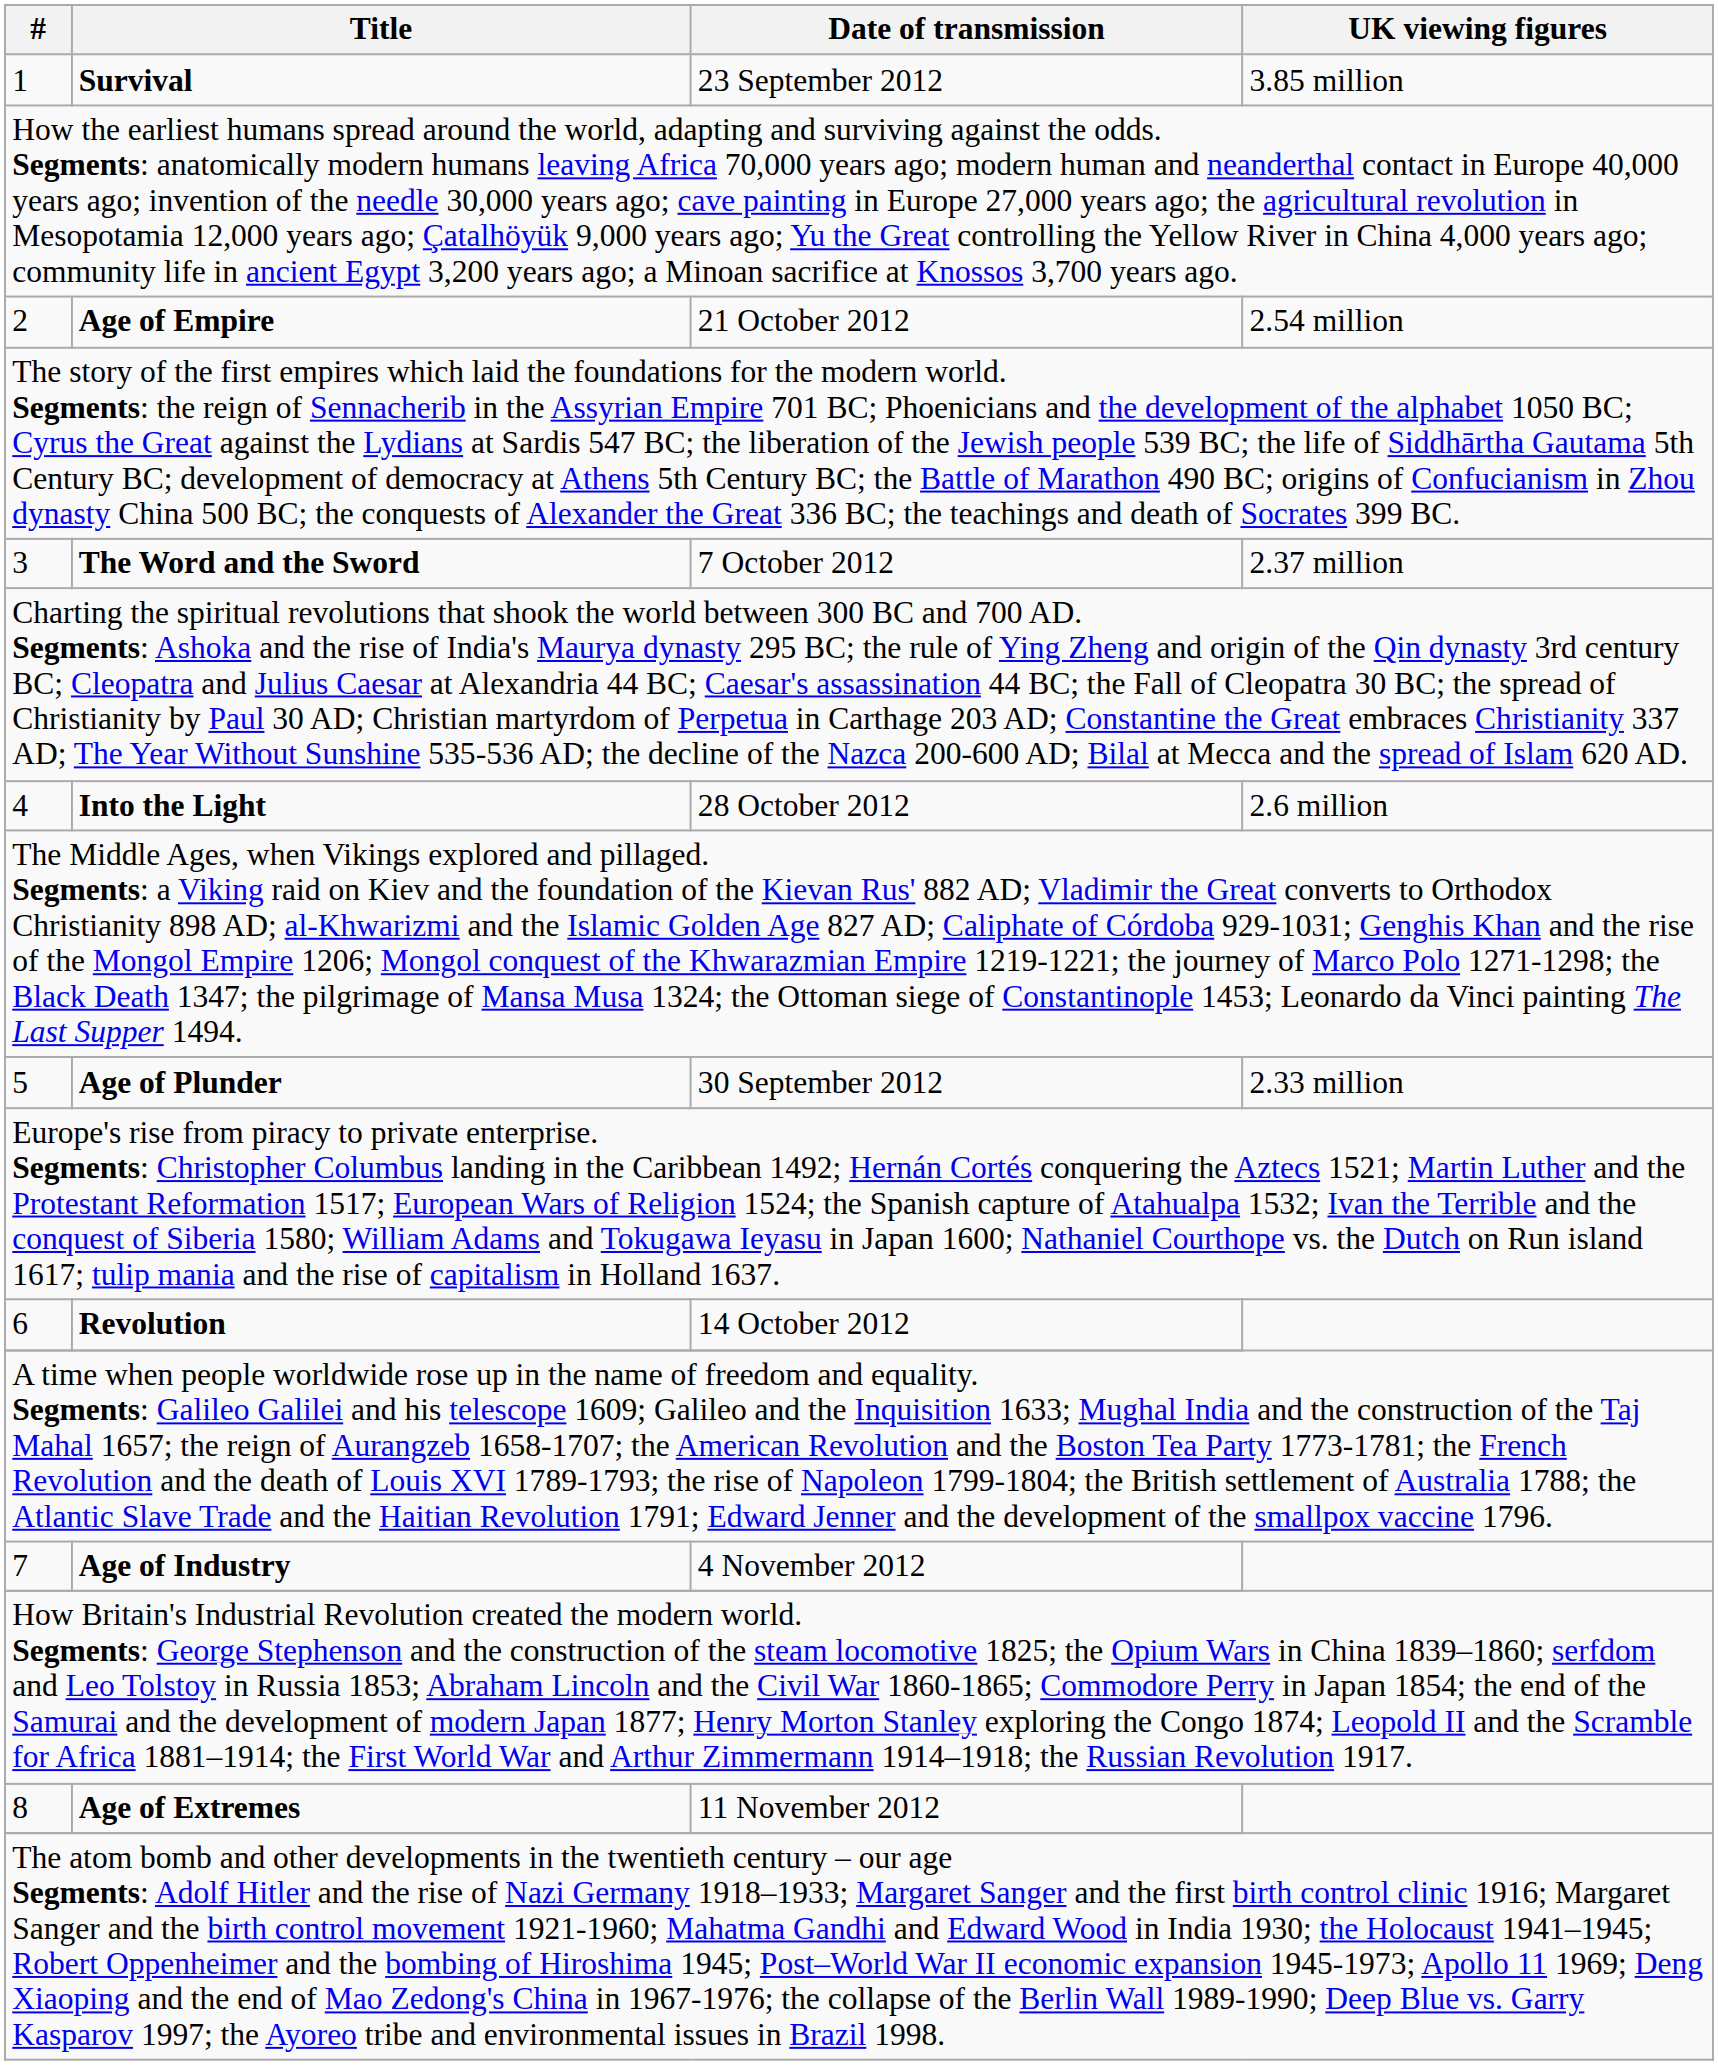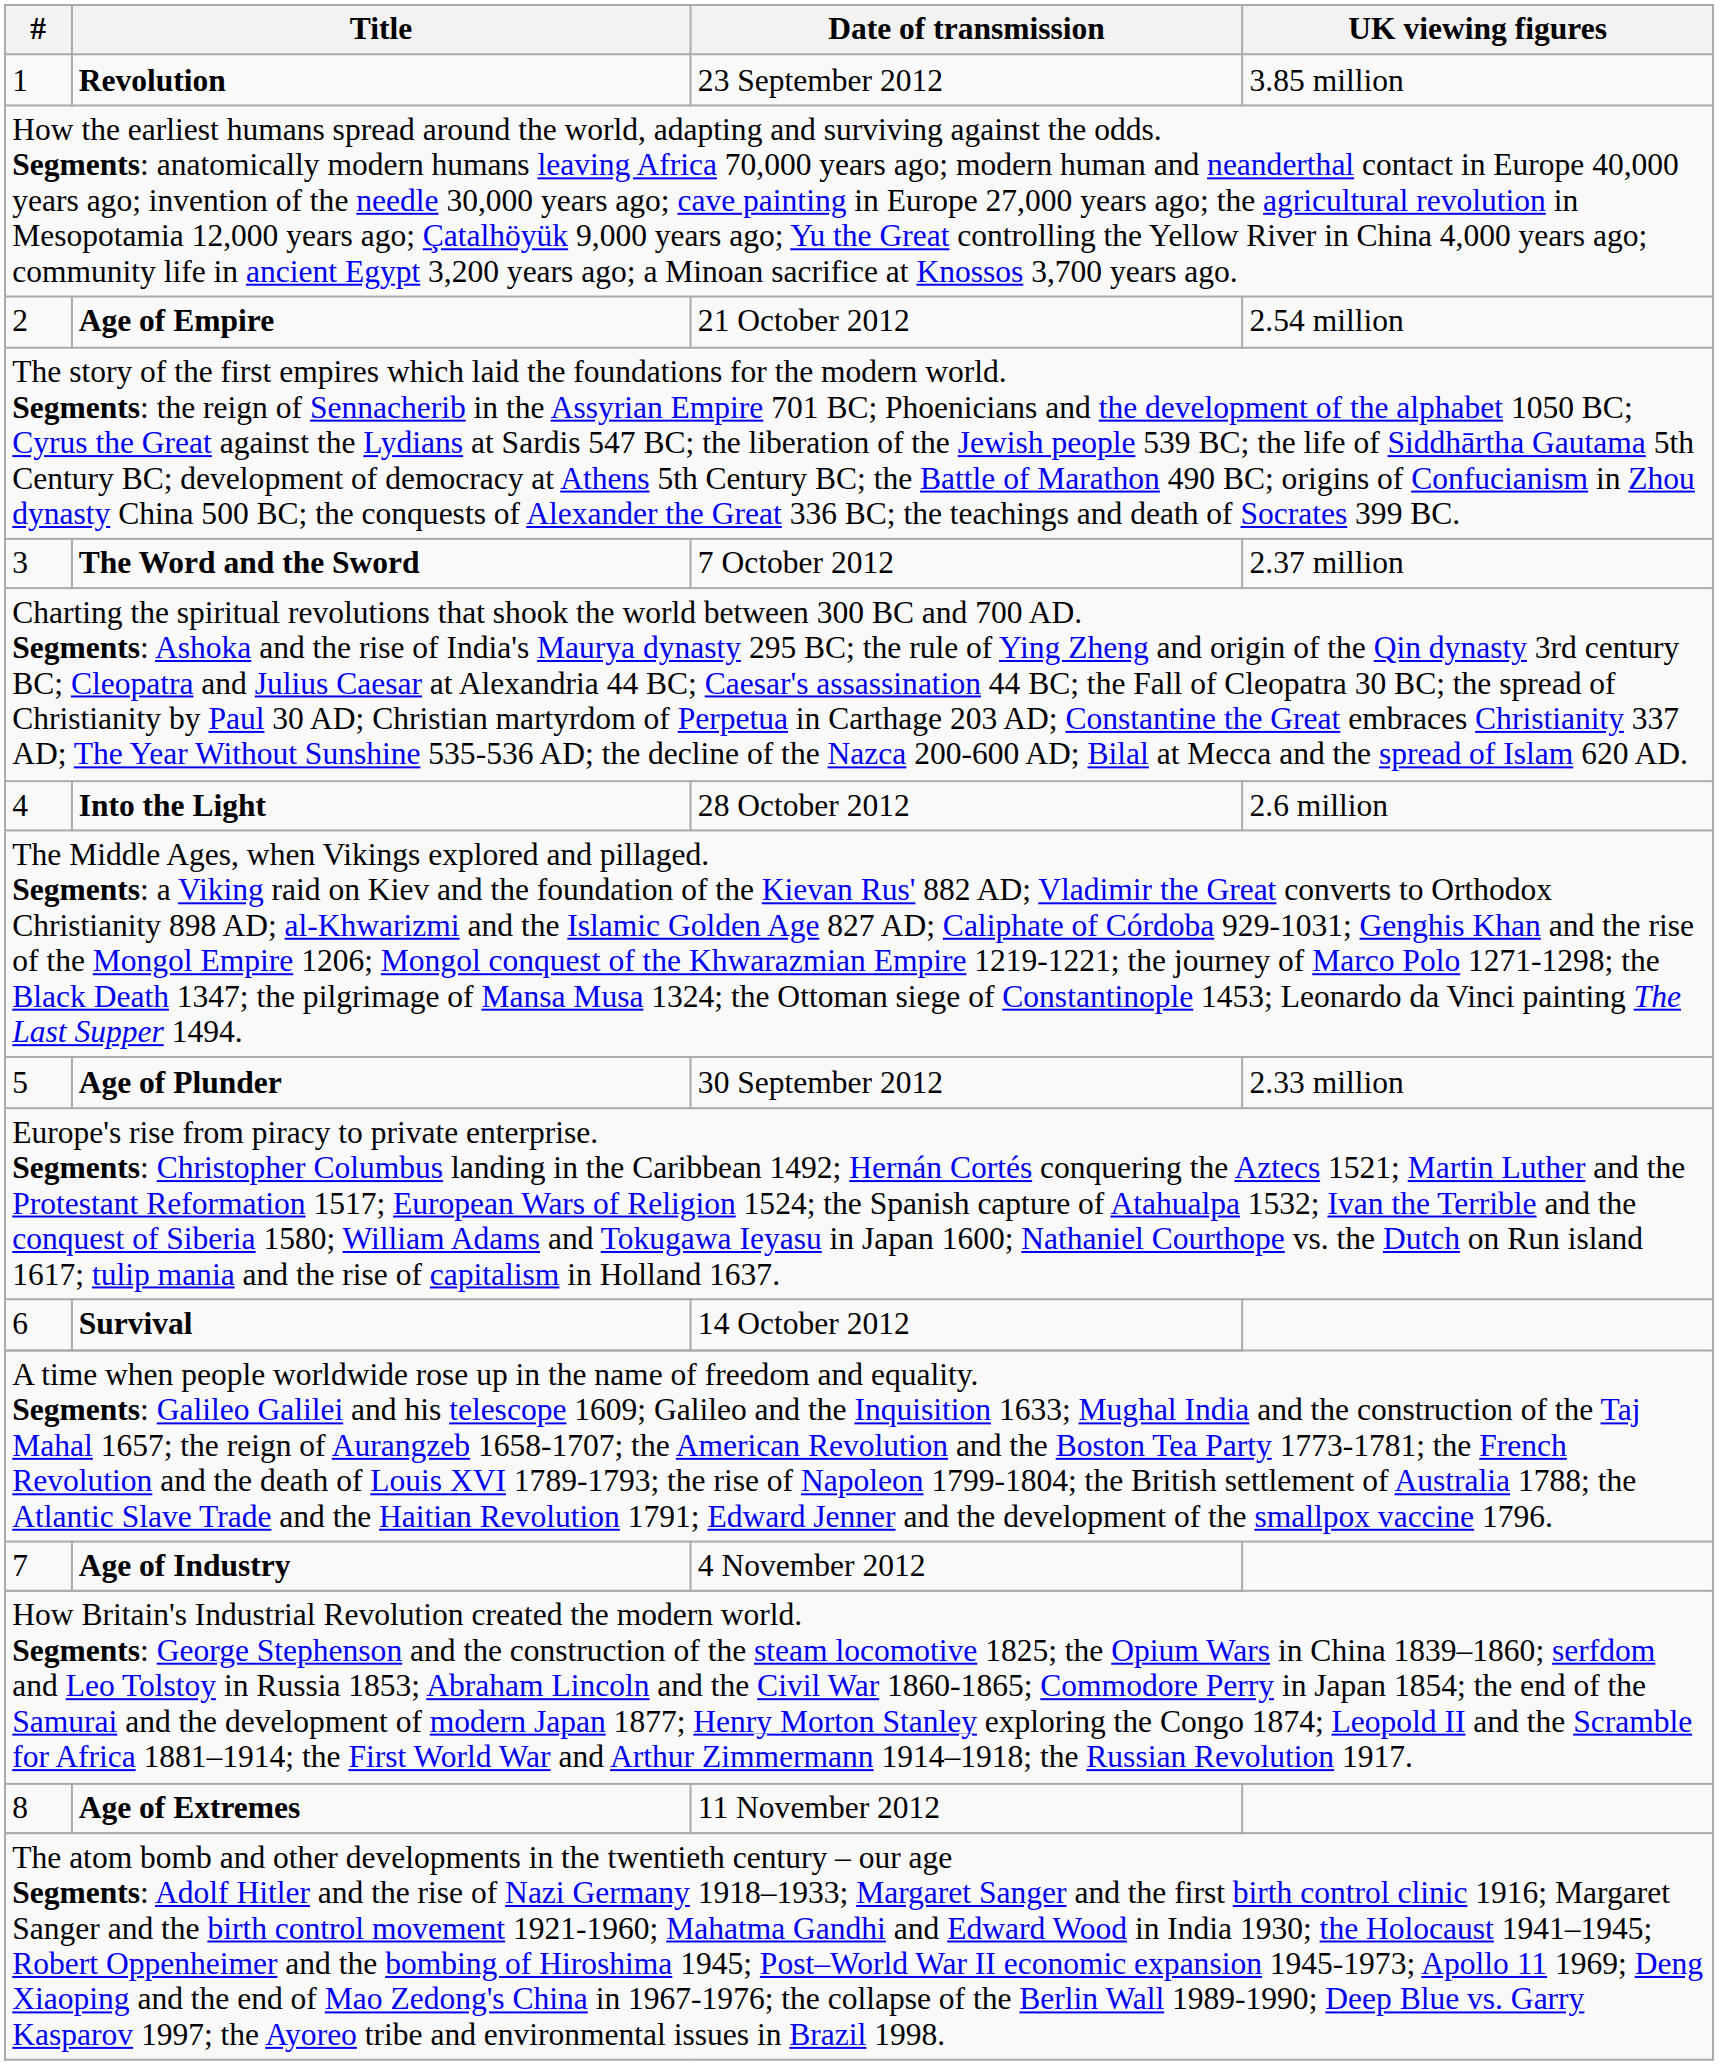(136, 79) Survival -> (152, 79) Revolution
(152, 1324) Revolution -> (136, 1324) Survival
